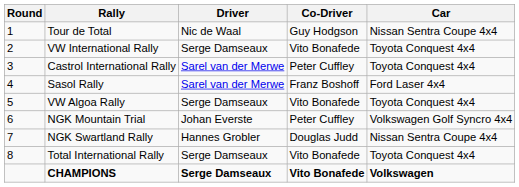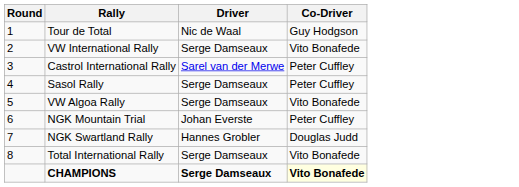- column: (441, 13)
(233, 84) Sarel van der Merwe -> (224, 84) Serge Damseaux
(324, 84) Franz Boshoff -> (322, 84) Peter Cuffley
(327, 173) no background -> (327, 173) lightyellow background
